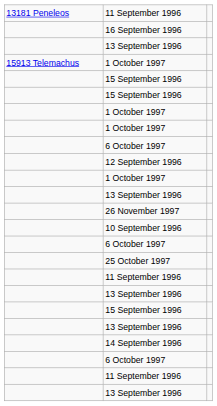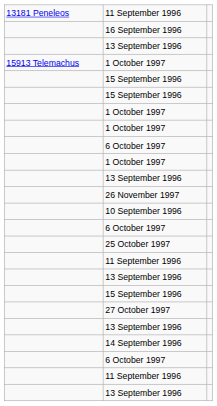- row: (54, 162)
+ row: (54, 310)
